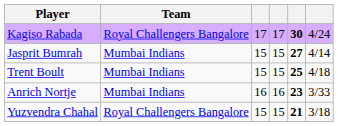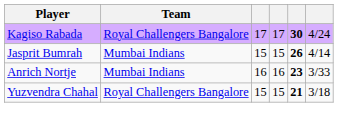(296, 53) 27 -> (296, 53) 26
- row: (36, 72)
